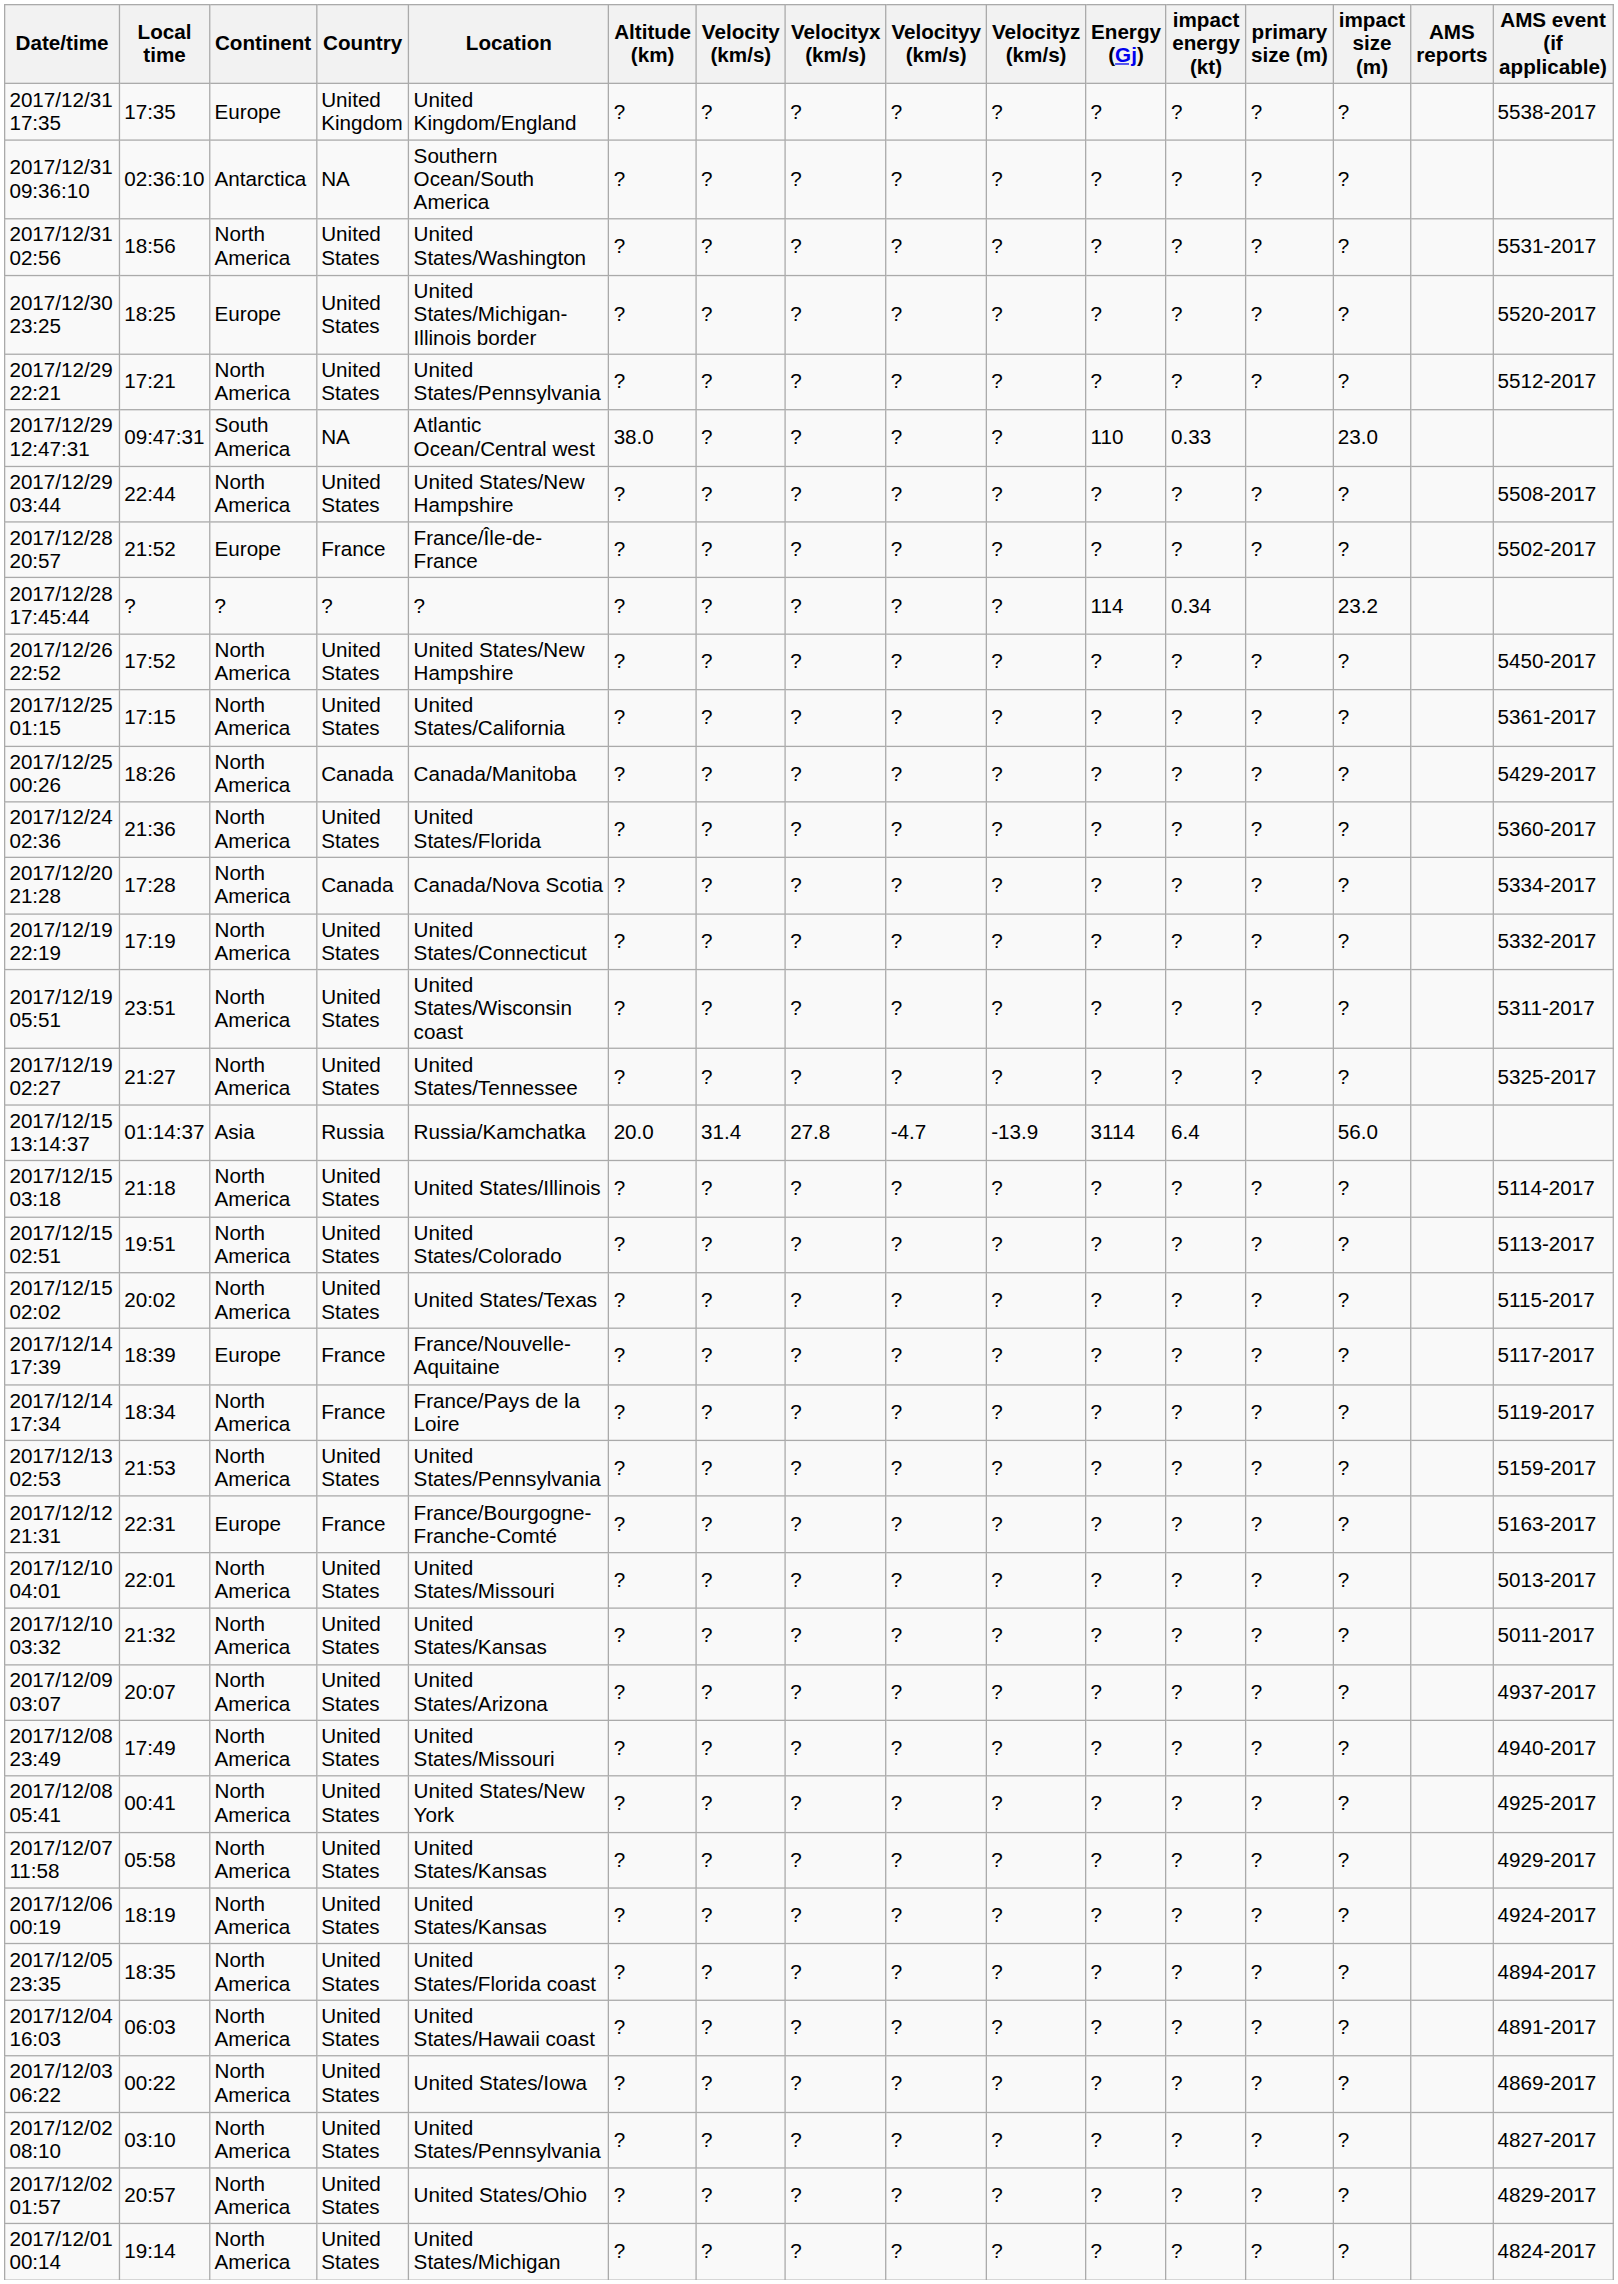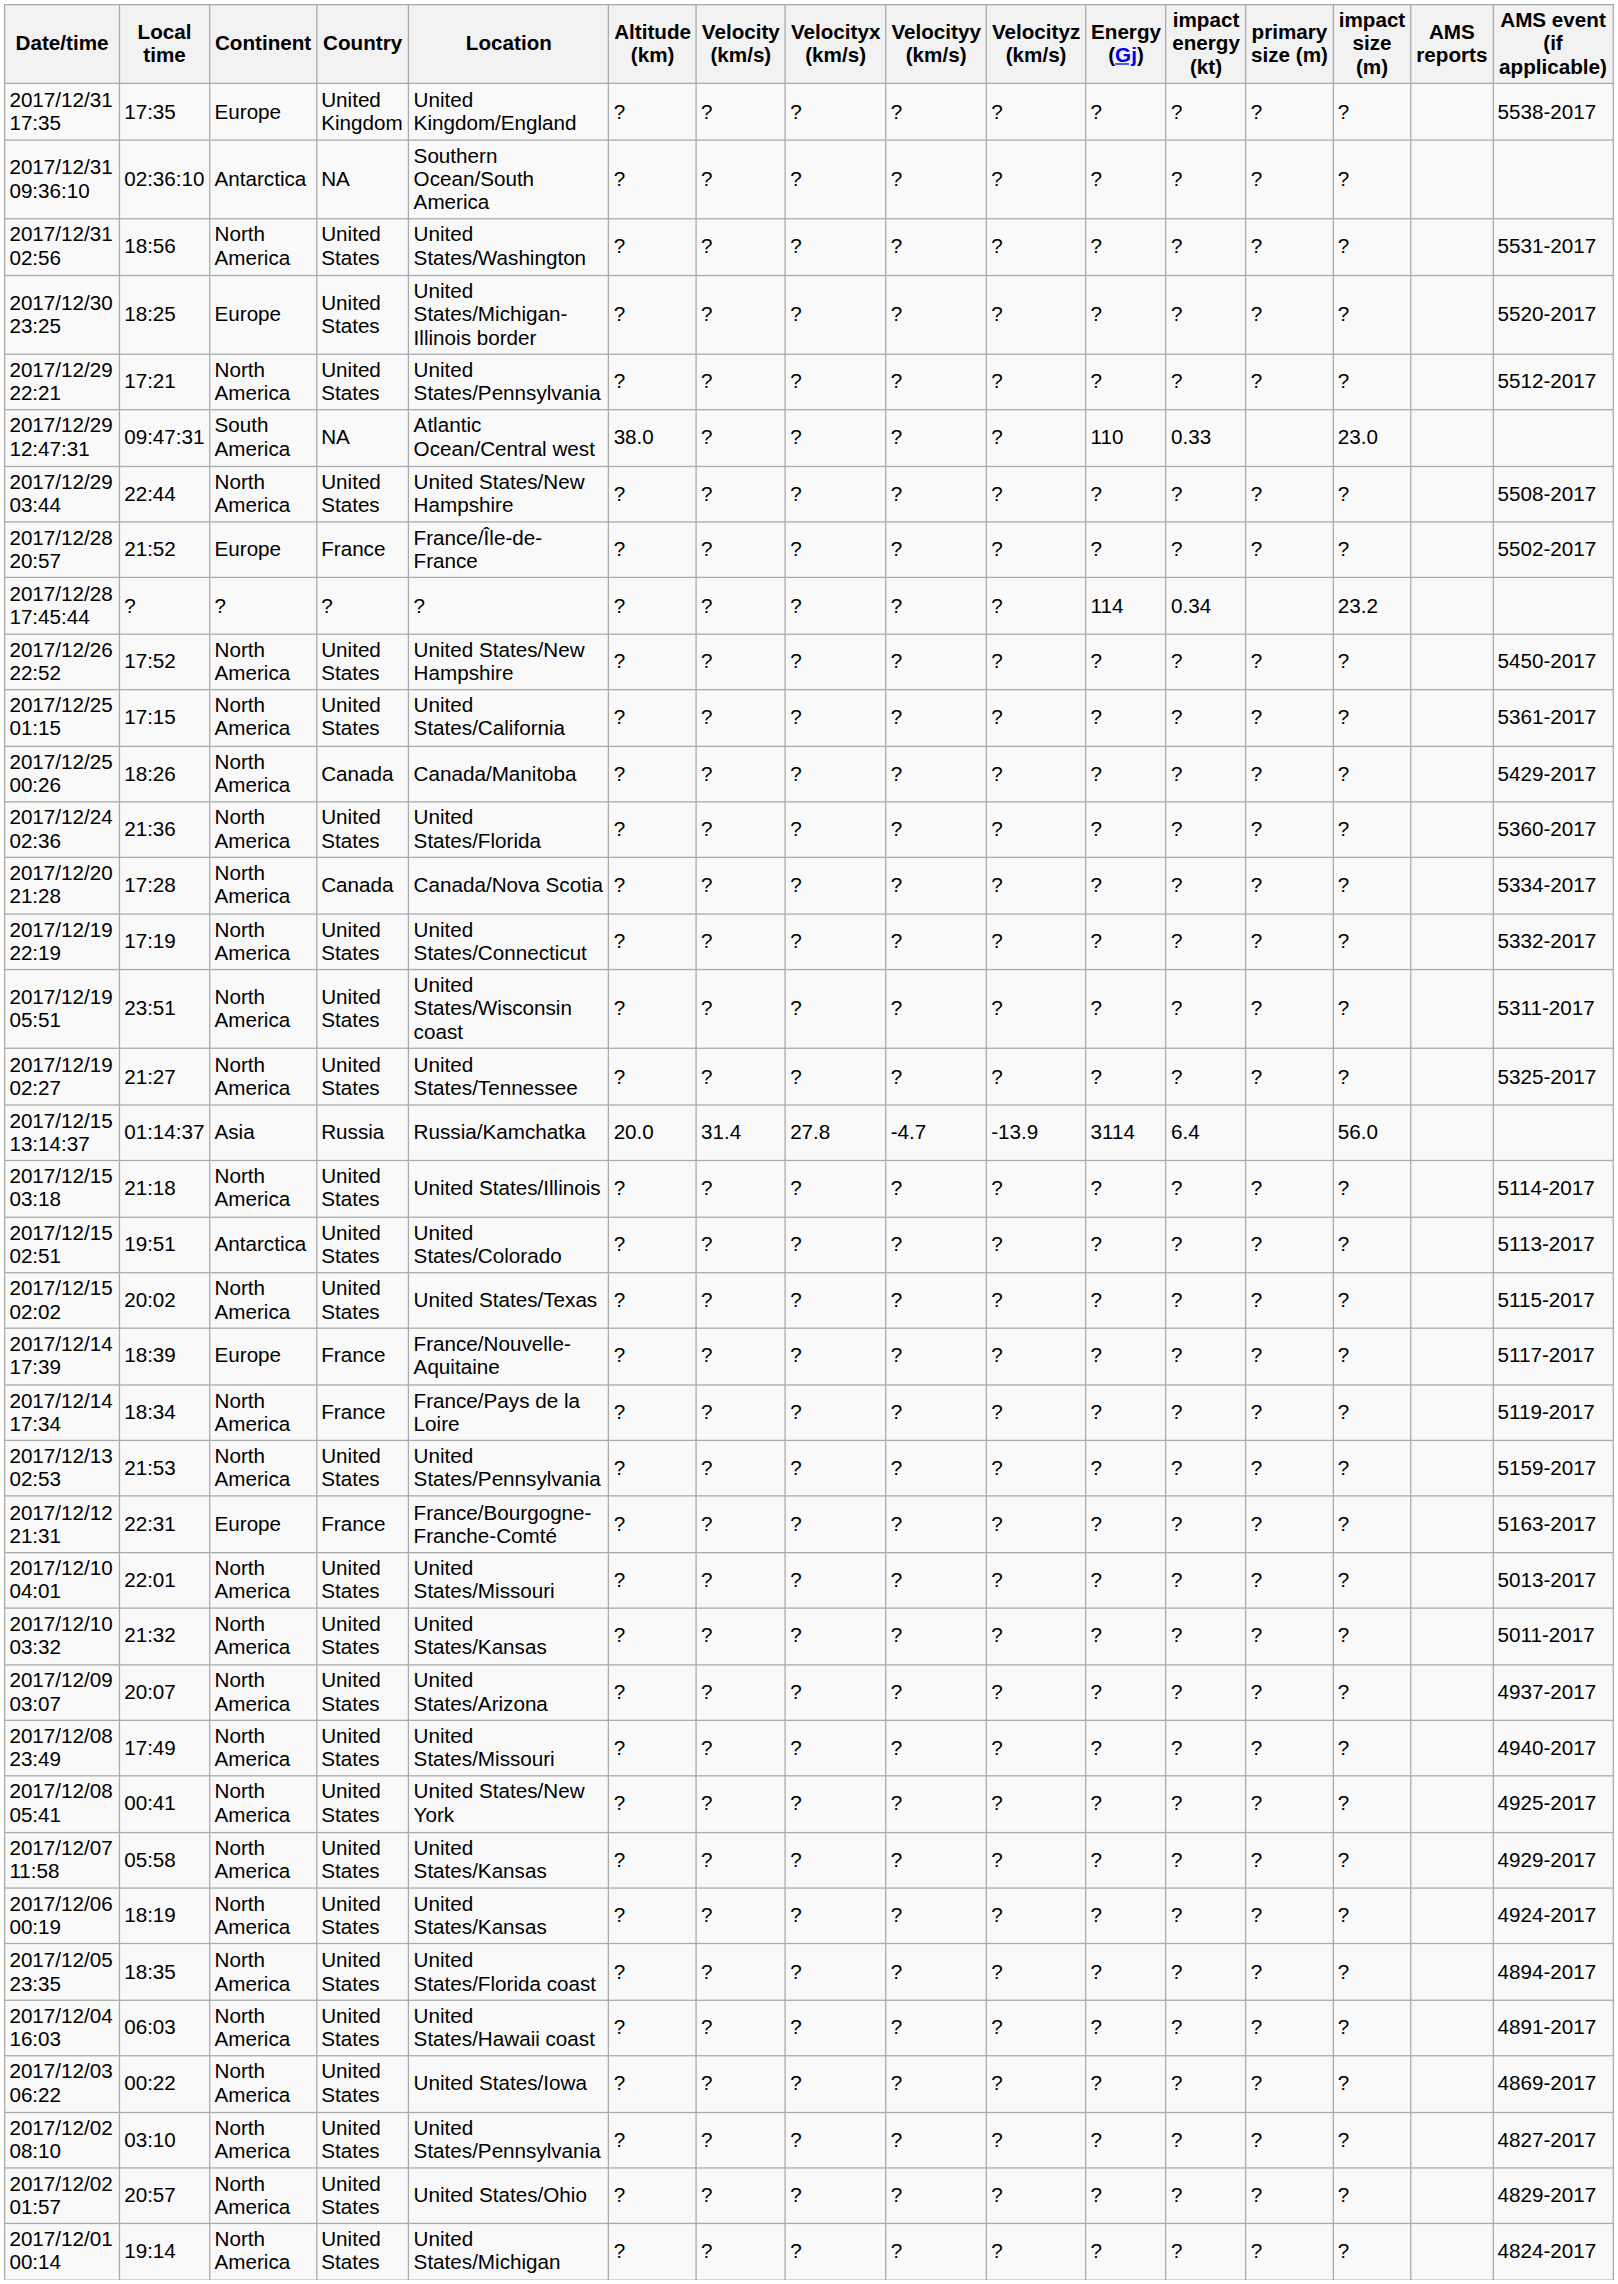(252, 1244) North America -> (260, 1244) Antarctica
